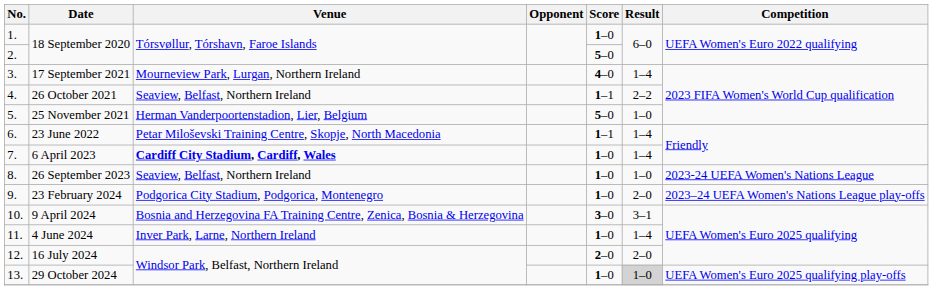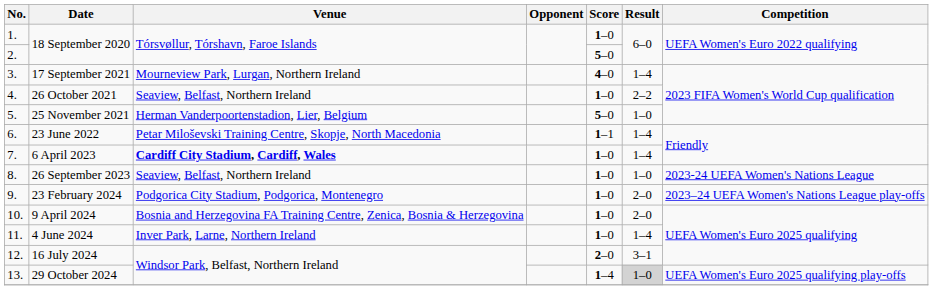(604, 94) 1–1 -> (604, 94) 1–0
(604, 214) 3–0 -> (604, 214) 1–0
(642, 214) 3–1 -> (642, 214) 2–0
(642, 255) 2–0 -> (642, 255) 3–1
(604, 275) 1–0 -> (604, 275) 1–4
